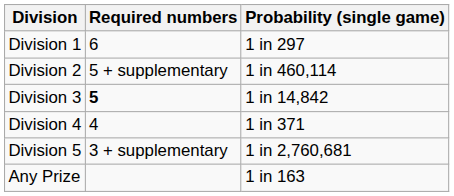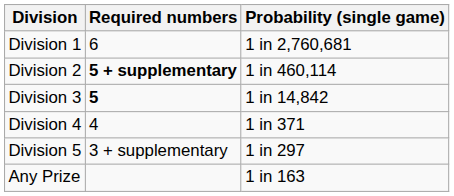(275, 44) 1 in 297 -> (298, 44) 1 in 2,760,681
(158, 71) normal -> (163, 71) bold
(298, 151) 1 in 2,760,681 -> (275, 151) 1 in 297
